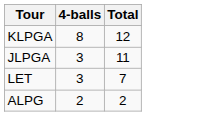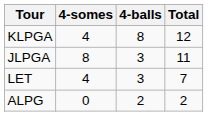+ column: (86, 15)
